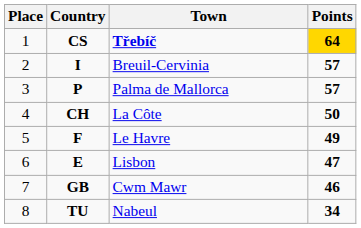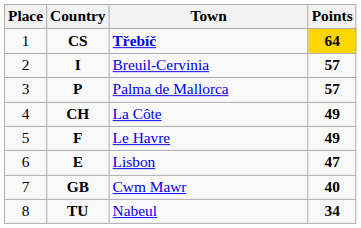(332, 114) 50 -> (332, 114) 49
(332, 187) 46 -> (332, 187) 40
